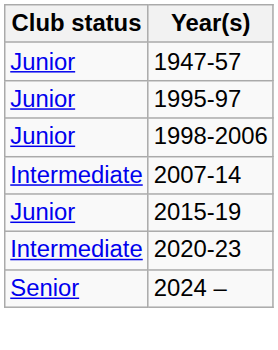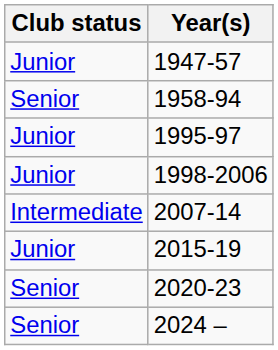+ row: (197, 99)
(76, 250) Intermediate -> (45, 288) Senior
